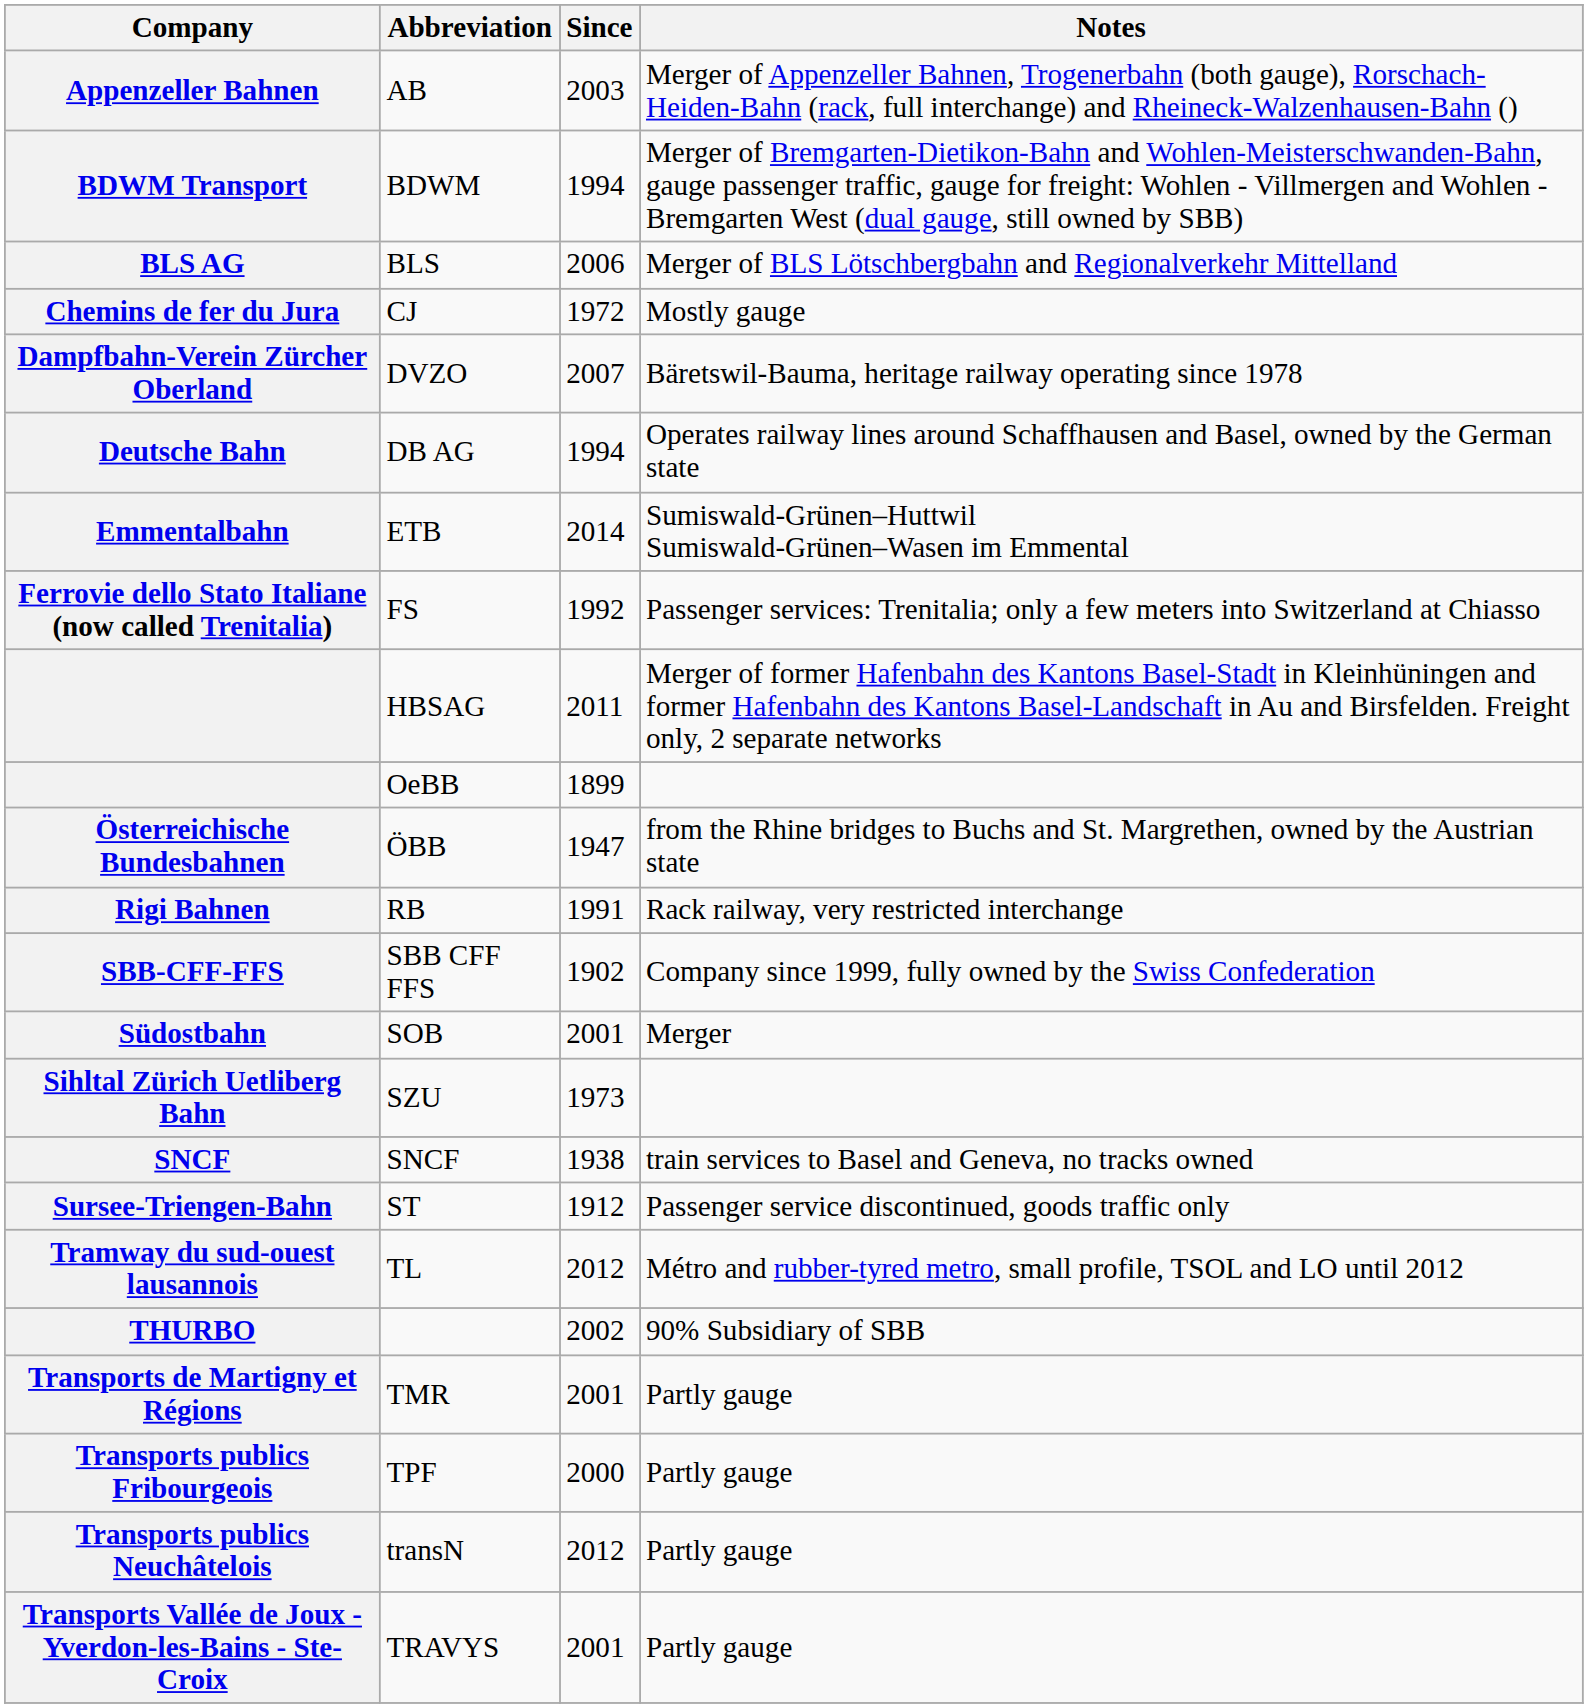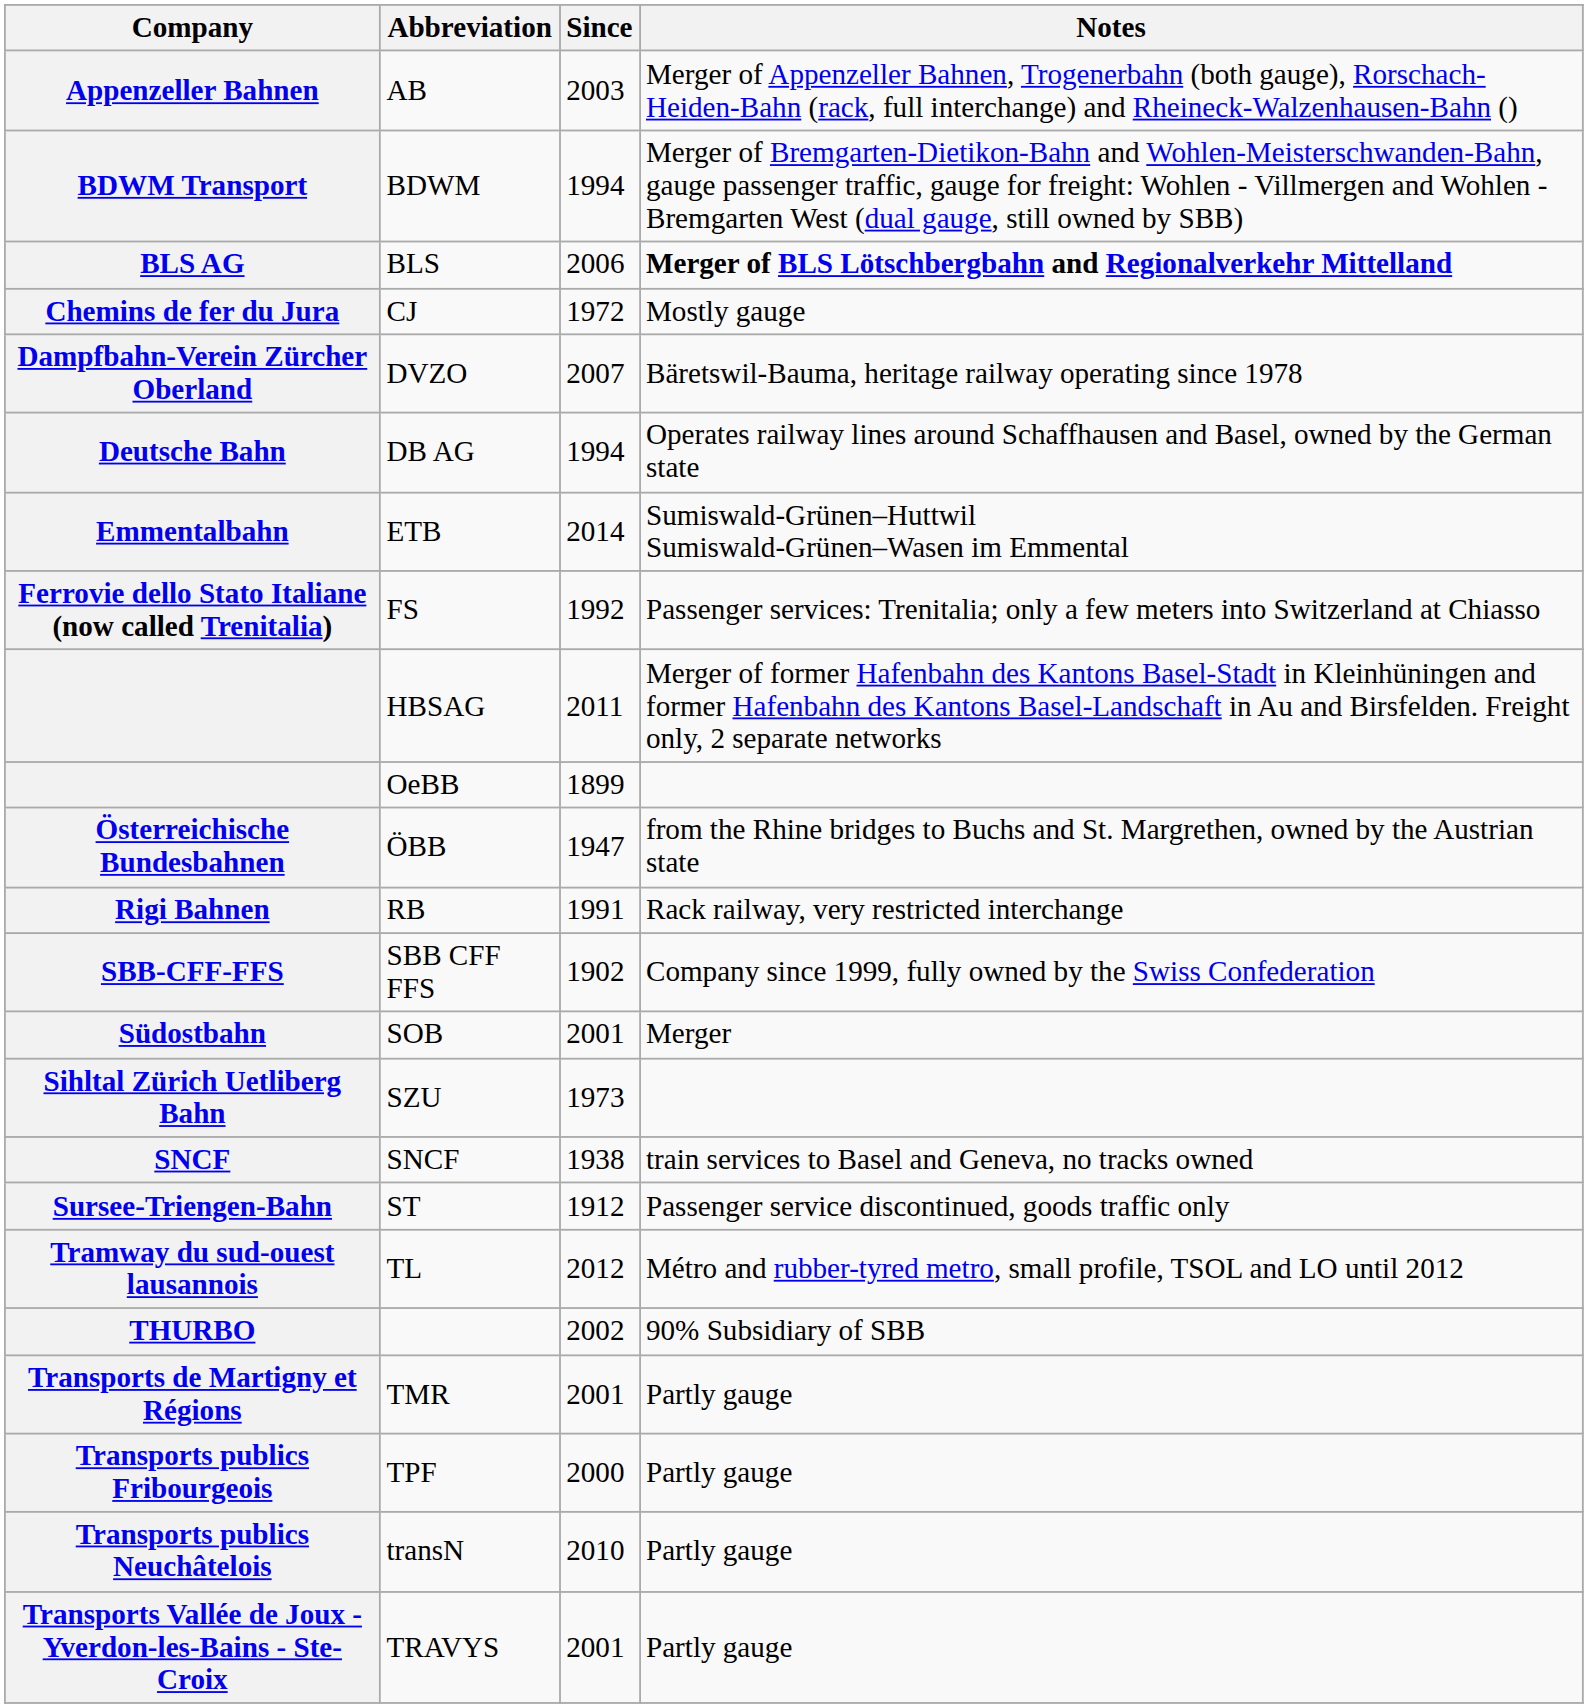(1021, 264) normal -> (1049, 264) bold
(595, 1551) 2012 -> (595, 1551) 2010
